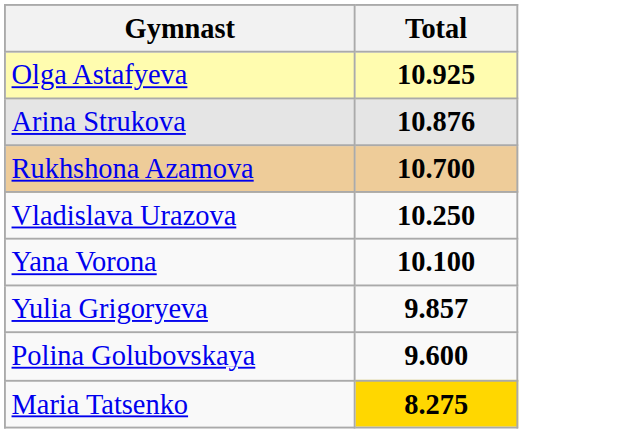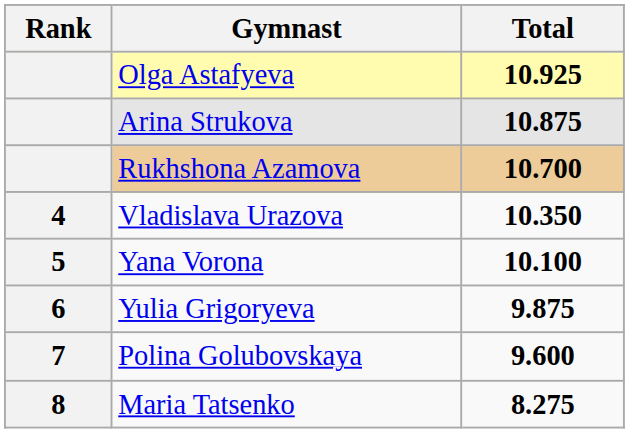+ column: (58, 28)
(436, 121) 10.876 -> (543, 121) 10.875
(436, 215) 10.250 -> (543, 215) 10.350
(436, 309) 9.857 -> (543, 309) 9.875
(436, 403) gold background -> (543, 403) no background
